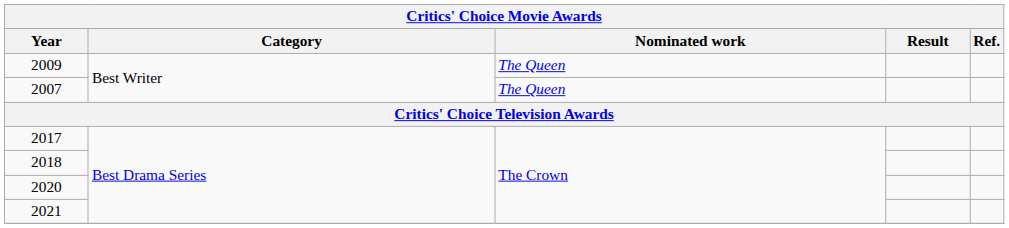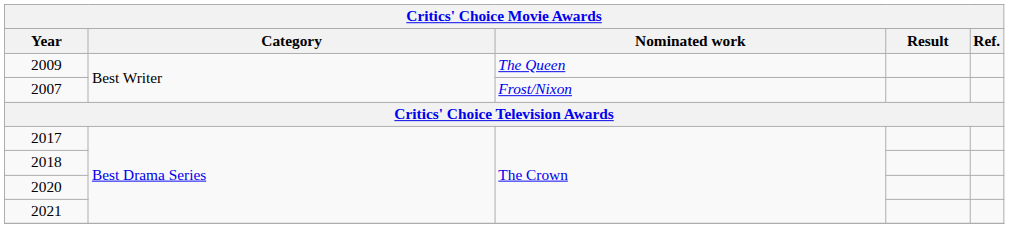(532, 89) The Queen -> (535, 89) Frost/Nixon
